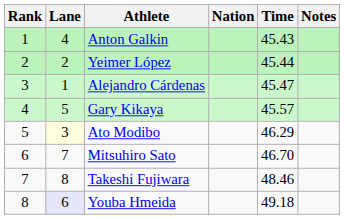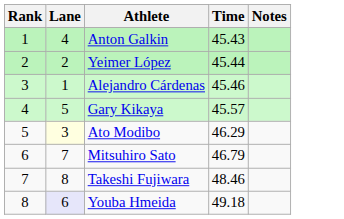- column: (233, 16)
(278, 86) 45.47 -> (228, 86) 45.46
(278, 156) 46.70 -> (228, 156) 46.79
